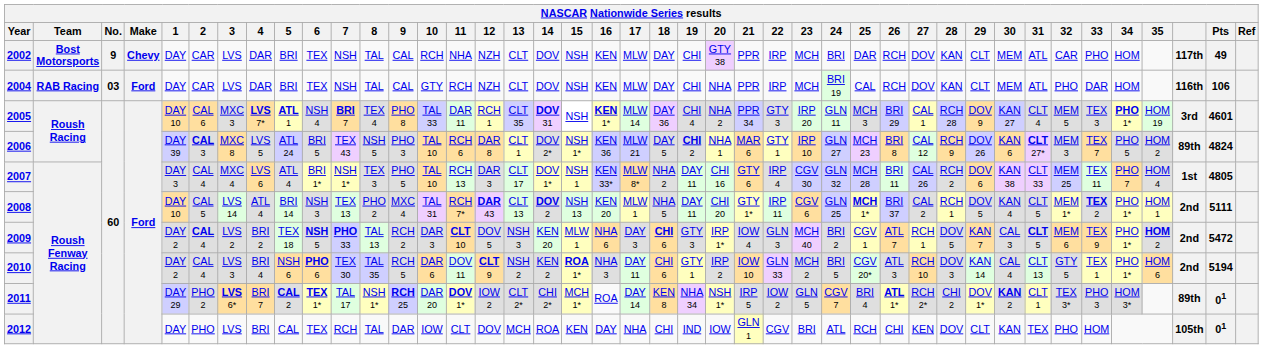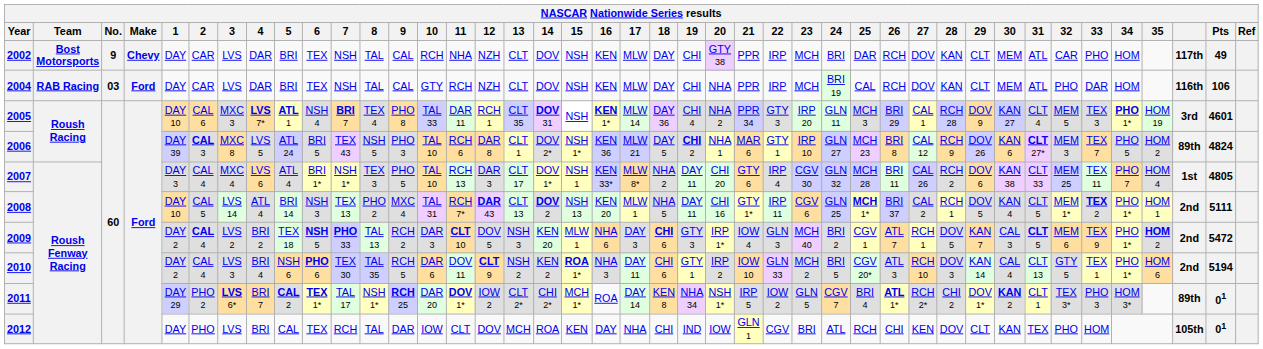(720, 176) CHI 16 -> (720, 176) CHI 20
(720, 207) CHI 20 -> (720, 207) CHI 16
